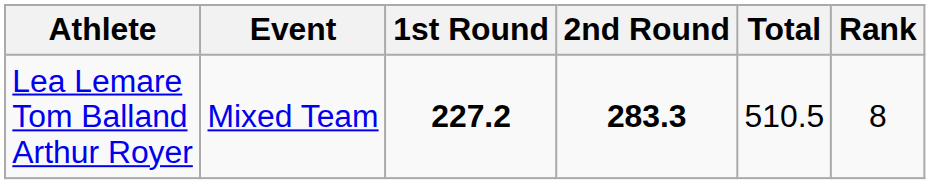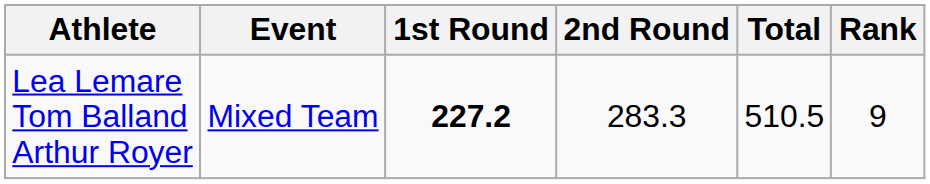(647, 116) bold -> (647, 116) normal
(878, 116) 8 -> (878, 116) 9
